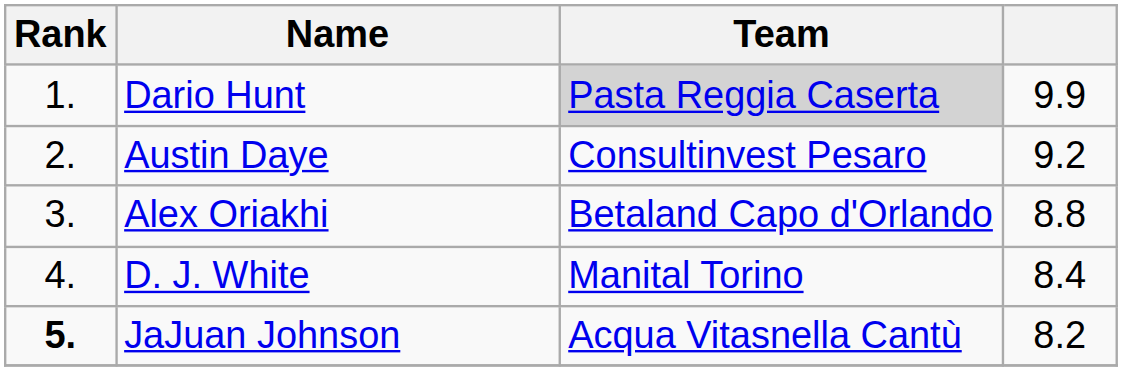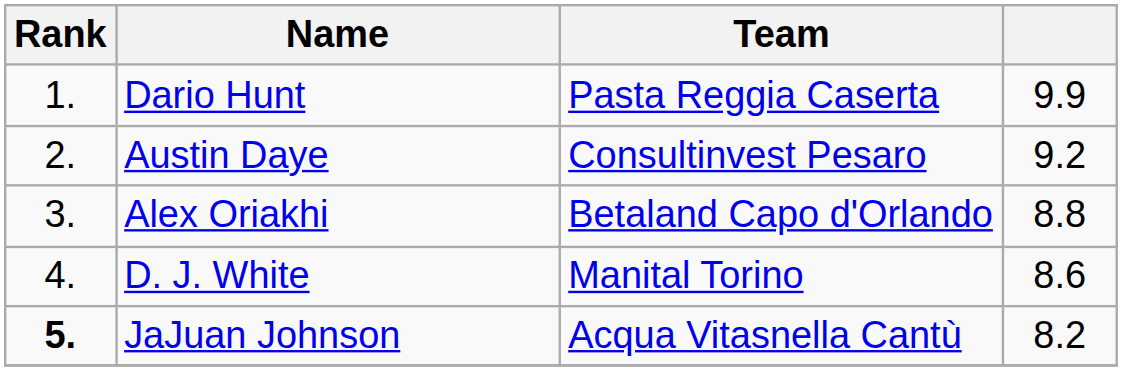(754, 94) lightgrey background -> (754, 94) no background
(1060, 275) 8.4 -> (1060, 275) 8.6
